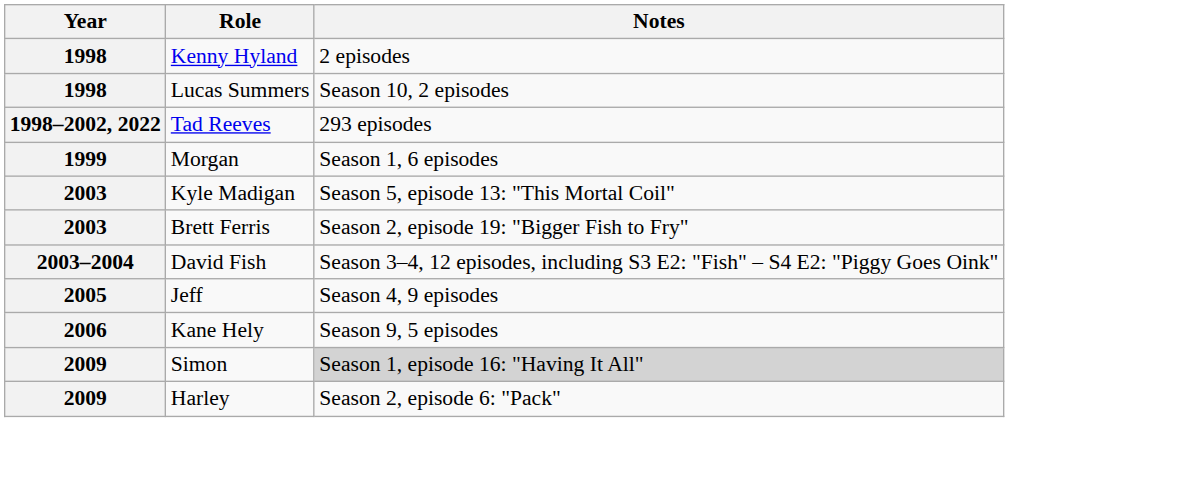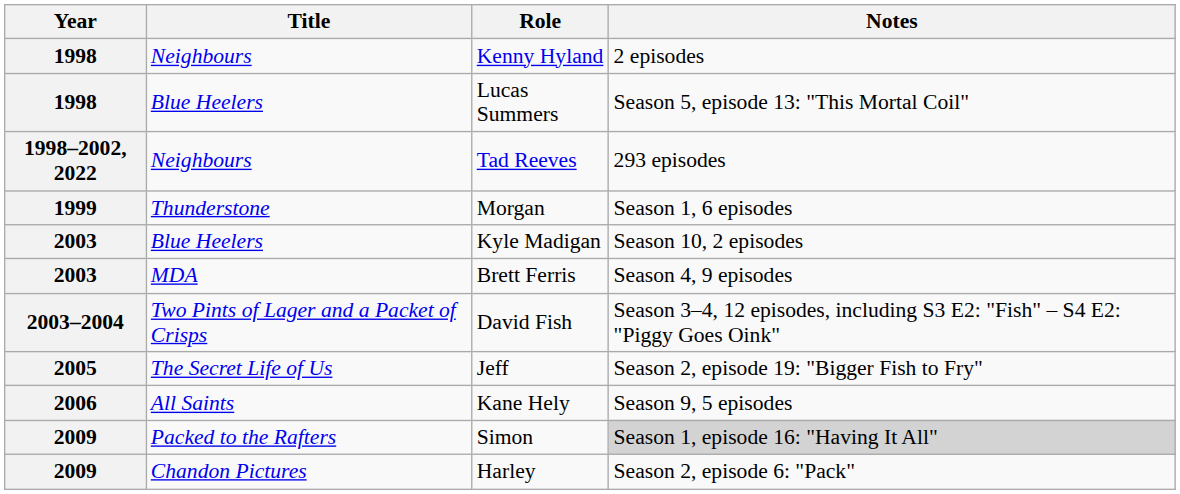+ column: (309, 21)
(414, 90) Season 10, 2 episodes -> (791, 102) Season 5, episode 13: "This Mortal Coil"
(497, 192) Season 5, episode 13: "This Mortal Coil" -> (708, 241) Season 10, 2 episodes
(504, 227) Season 2, episode 19: "Bigger Fish to Fry" -> (703, 275) Season 4, 9 episodes
(409, 295) Season 4, 9 episodes -> (798, 368) Season 2, episode 19: "Bigger Fish to Fry"
